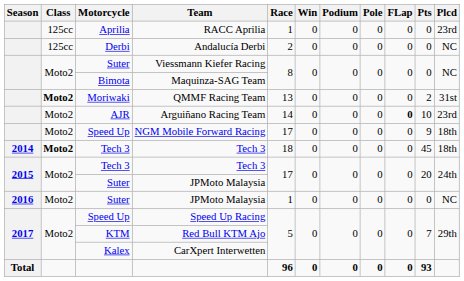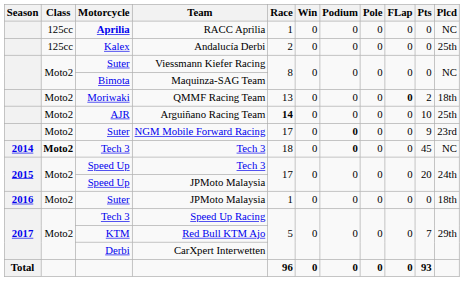(114, 30) normal -> (113, 30) bold
(447, 30) 23rd -> (449, 30) NC
(117, 47) Derbi -> (117, 47) Kalex
(449, 47) NC -> (447, 47) 25th
(58, 98) bold -> (59, 98) normal
(410, 98) normal -> (410, 98) bold
(448, 98) 31st -> (447, 98) 18th
(287, 115) normal -> (287, 115) bold
(410, 115) bold -> (410, 115) normal
(447, 115) 23rd -> (447, 115) 25th
(109, 132) Speed Up -> (118, 132) Suter
(355, 132) normal -> (355, 132) bold
(447, 132) 18th -> (447, 132) 23rd
(355, 149) normal -> (355, 149) bold
(447, 149) 18th -> (449, 149) NC
(115, 166) Tech 3 -> (109, 166) Speed Up
(118, 183) Suter -> (109, 183) Speed Up
(449, 200) NC -> (447, 200) 18th
(109, 217) Speed Up -> (115, 217) Tech 3
(117, 251) Kalex -> (117, 251) Derbi
